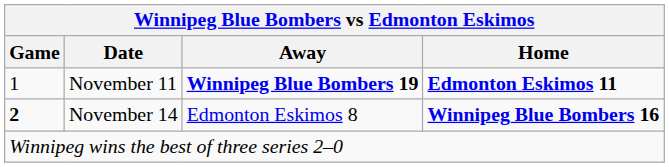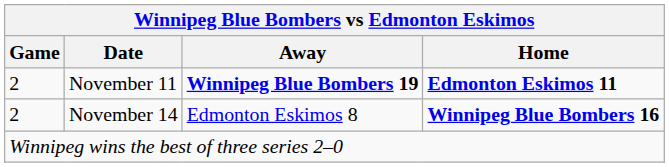(14, 83) 1 -> (14, 83) 2
(14, 114) bold -> (14, 114) normal
